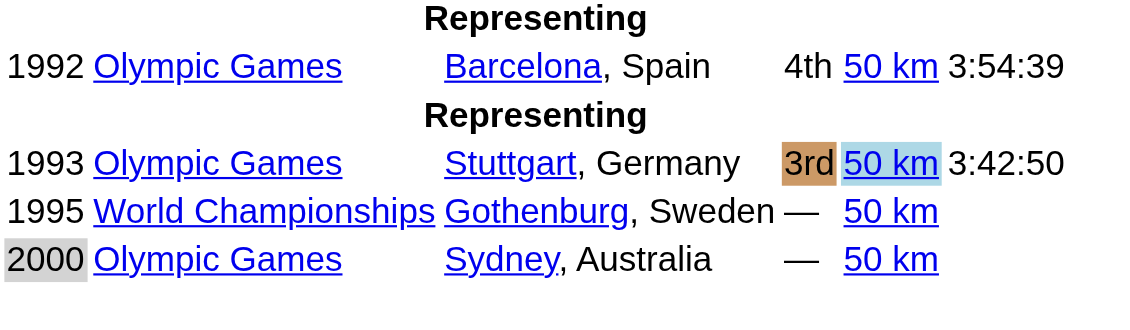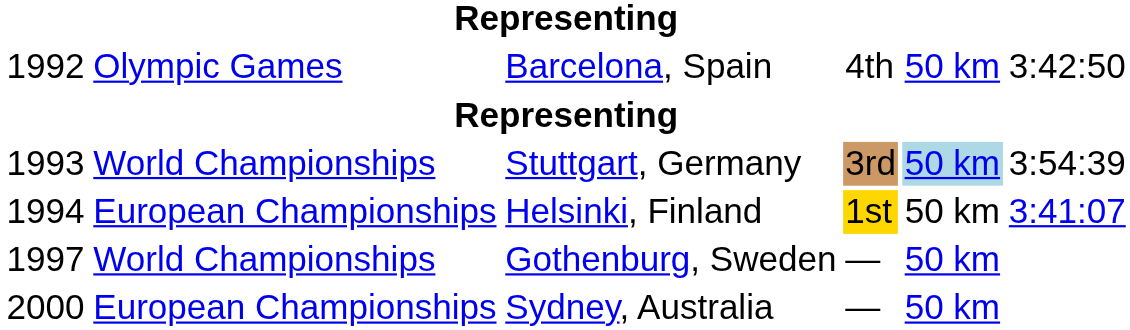(1006, 66) 3:54:39 -> (1067, 66) 3:42:50
(218, 163) Olympic Games -> (264, 163) World Championships
(1006, 163) 3:42:50 -> (1067, 163) 3:54:39
+ row: (634, 211)
(46, 211) 1995 -> (46, 259) 1997
(46, 259) lightgrey background -> (46, 307) no background
(218, 259) Olympic Games -> (295, 307) European Championships
